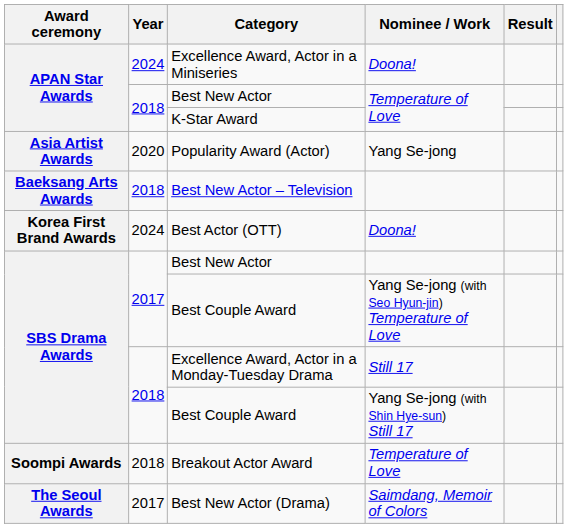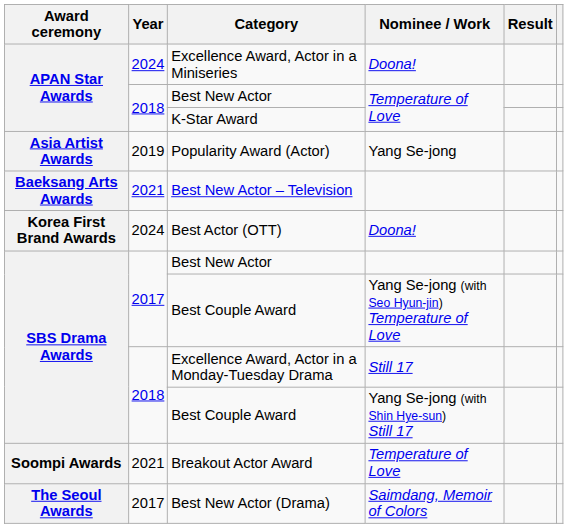(148, 150) 2020 -> (148, 150) 2019
(148, 190) 2018 -> (148, 190) 2021
(148, 463) 2018 -> (148, 463) 2021
